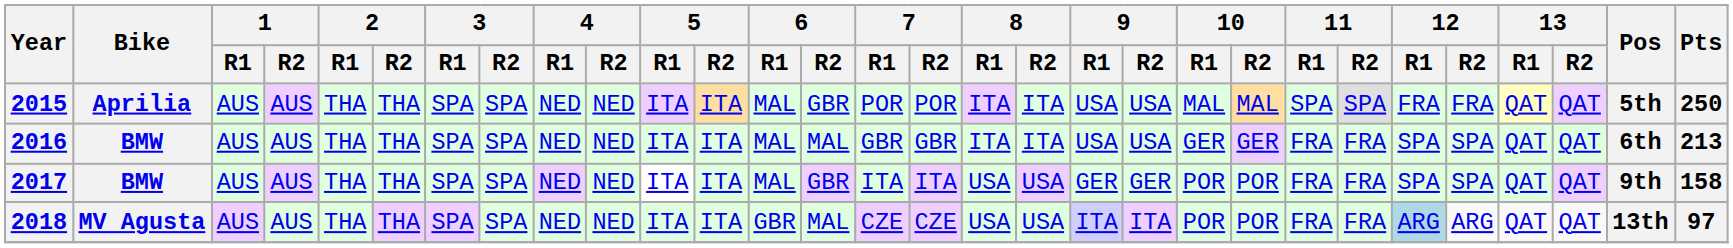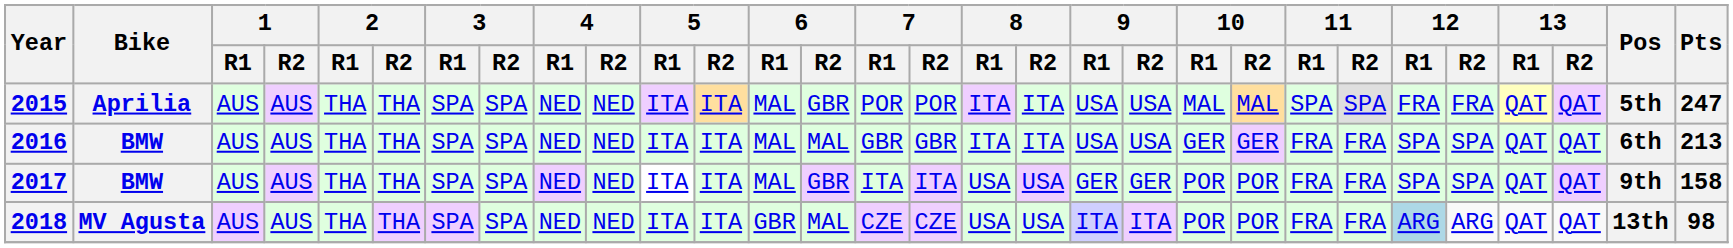(1701, 103) 250 -> (1701, 103) 247
(1701, 222) 97 -> (1701, 222) 98
